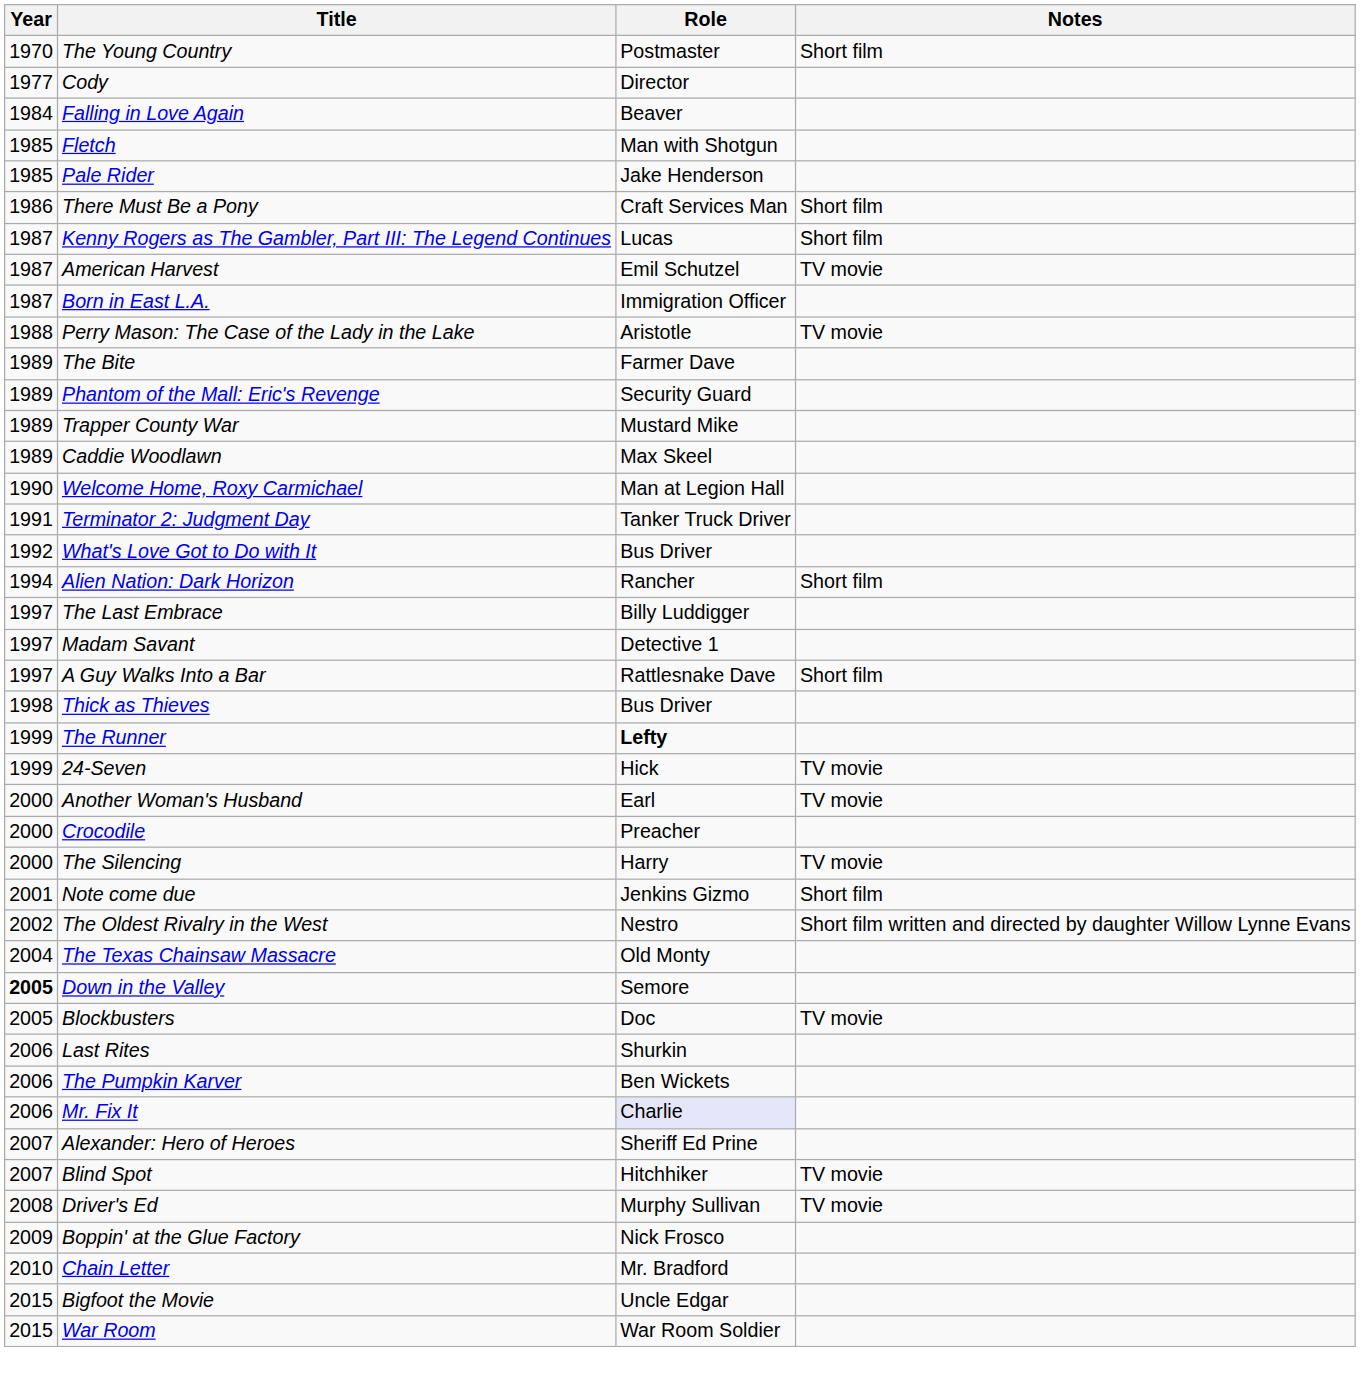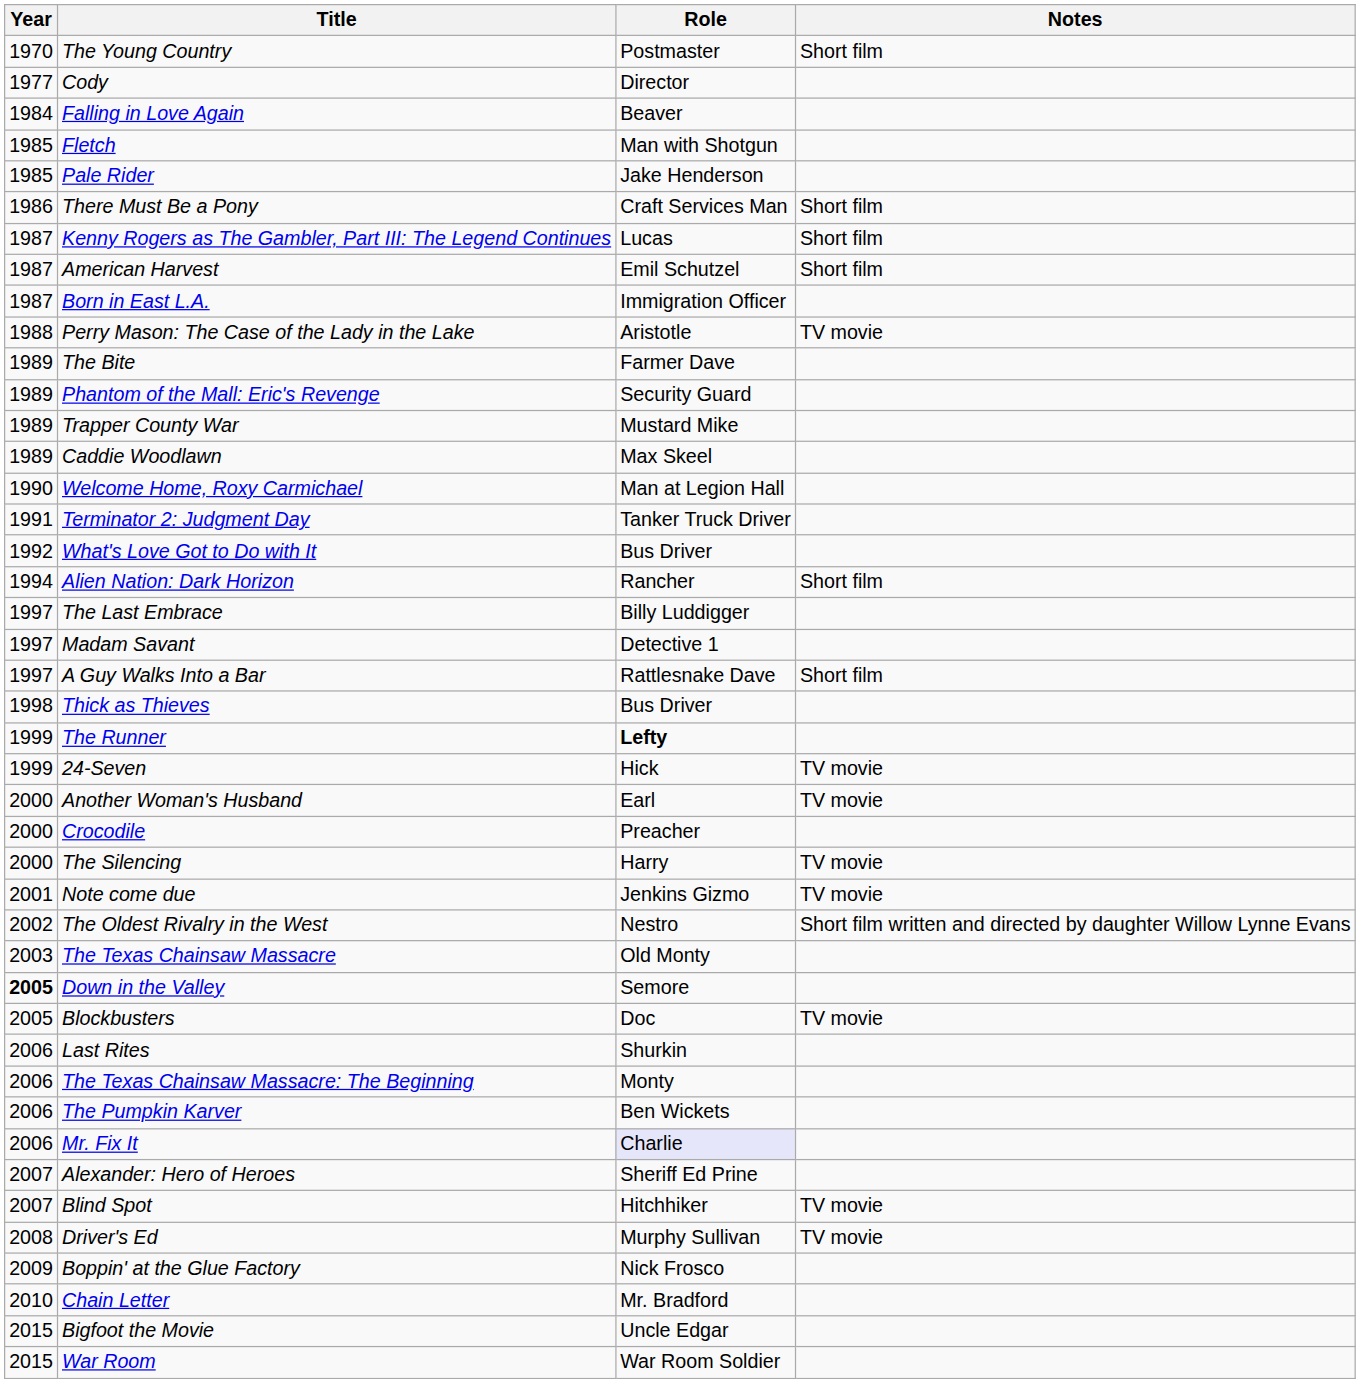(841, 269) TV movie -> (841, 269) Short film
(841, 894) Short film -> (841, 894) TV movie
(31, 956) 2004 -> (31, 956) 2003
+ row: (268, 1081)
